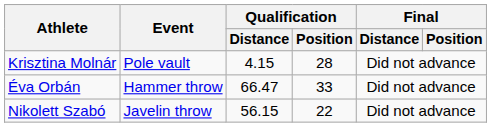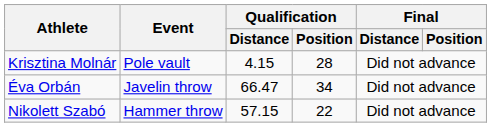(173, 87) Hammer throw -> (168, 87) Javelin throw
(324, 87) 33 -> (324, 87) 34
(168, 111) Javelin throw -> (173, 111) Hammer throw
(259, 111) 56.15 -> (259, 111) 57.15
